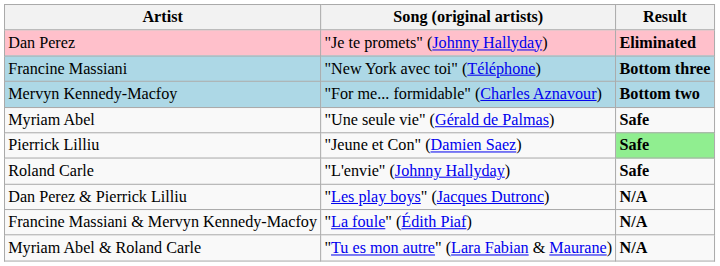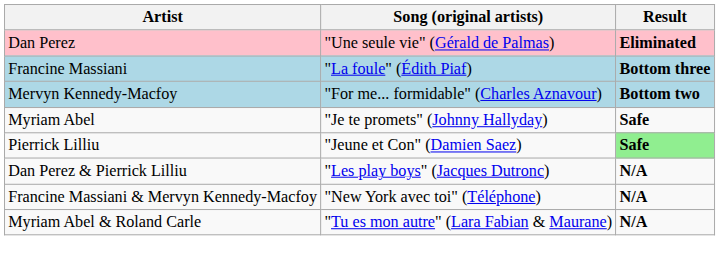(436, 42) "Je te promets" (Johnny Hallyday) -> (439, 42) "Une seule vie" (Gérald de Palmas)
(433, 68) "New York avec toi" (Téléphone) -> (398, 68) "La foule" (Édith Piaf)
(439, 119) "Une seule vie" (Gérald de Palmas) -> (436, 119) "Je te promets" (Johnny Hallyday)
- row: (51, 171)
(398, 222) "La foule" (Édith Piaf) -> (433, 196) "New York avec toi" (Téléphone)
